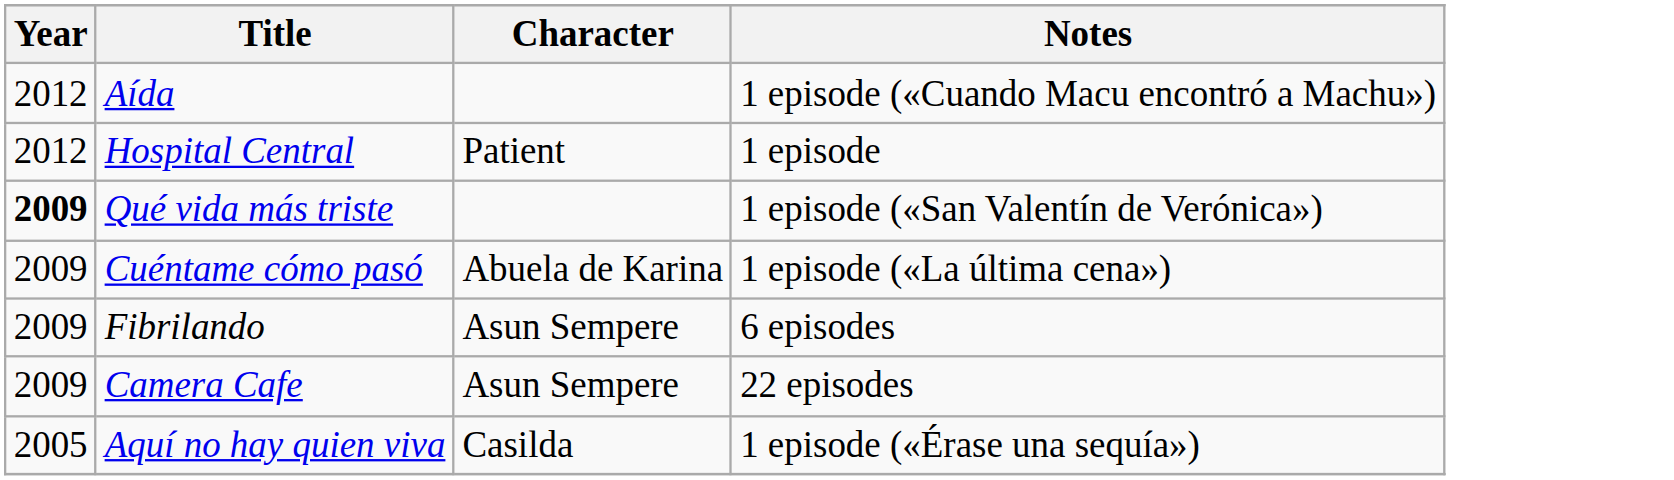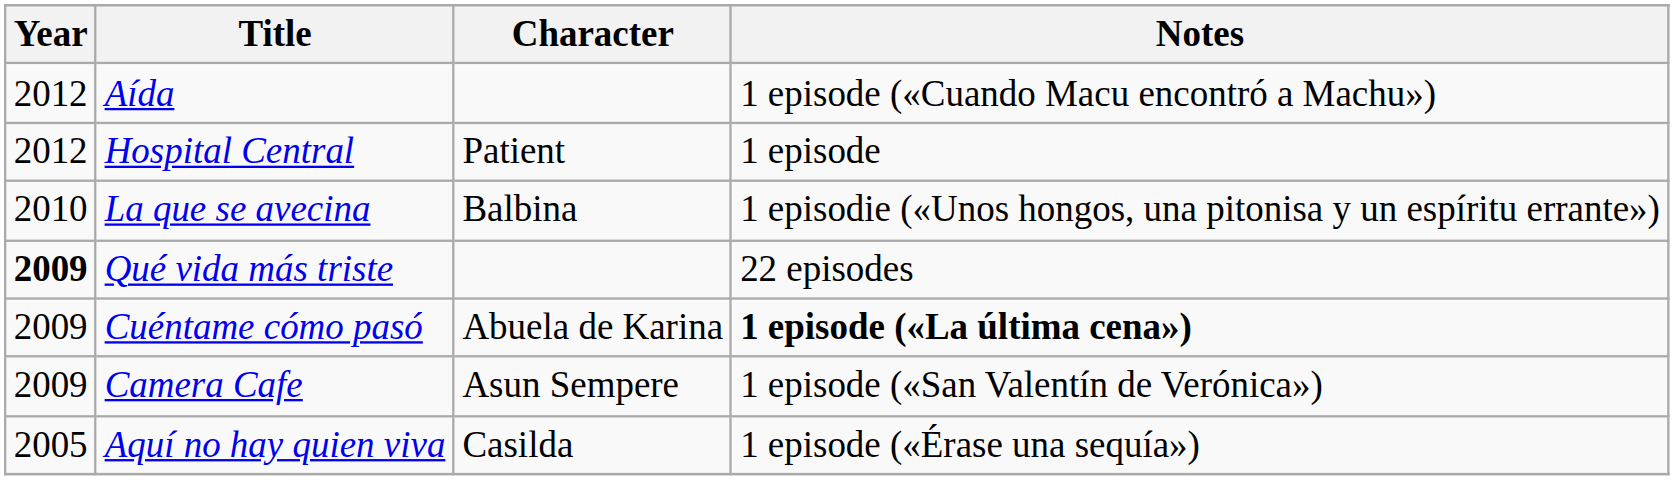+ row: (238, 209)
(1031, 209) 1 episode («San Valentín de Verónica») -> (827, 268) 22 episodes
(956, 268) normal -> (966, 326) bold
- row: (185, 326)
(827, 385) 22 episodes -> (1031, 385) 1 episode («San Valentín de Verónica»)
